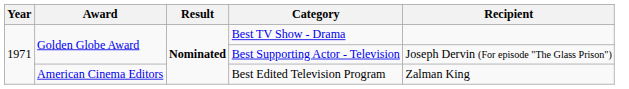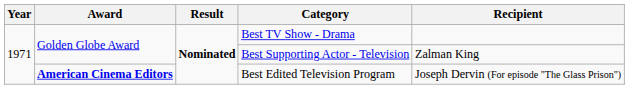(509, 54) Joseph Dervin (For episode "The Glass Prison") -> (447, 54) Zalman King
(100, 74) normal -> (105, 74) bold
(438, 74) Zalman King -> (518, 74) Joseph Dervin (For episode "The Glass Prison")
